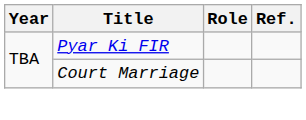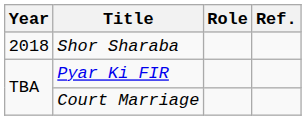+ row: (118, 46)
